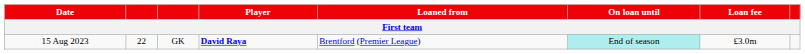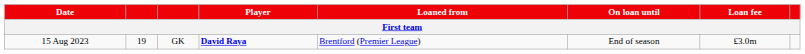(142, 42) 22 -> (142, 42) 19
(634, 42) paleturquoise background -> (634, 42) no background
